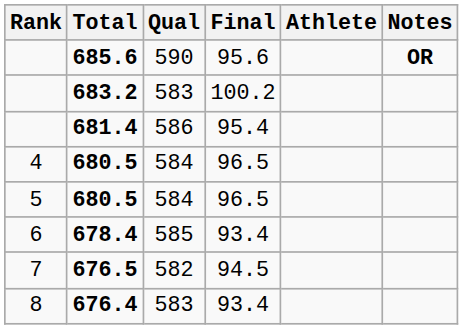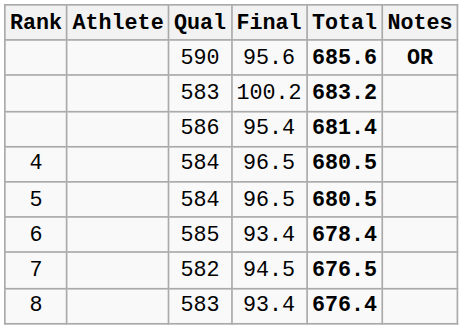columns swapped: (332, 23) <-> (105, 23)
